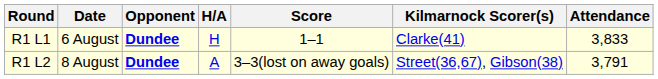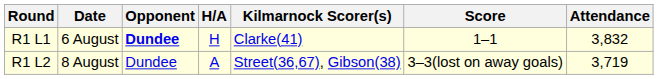columns swapped: (311, 16) <-> (479, 16)
(610, 39) 3,833 -> (610, 39) 3,832
(152, 62) bold -> (151, 62) normal
(610, 62) 3,791 -> (610, 62) 3,719
